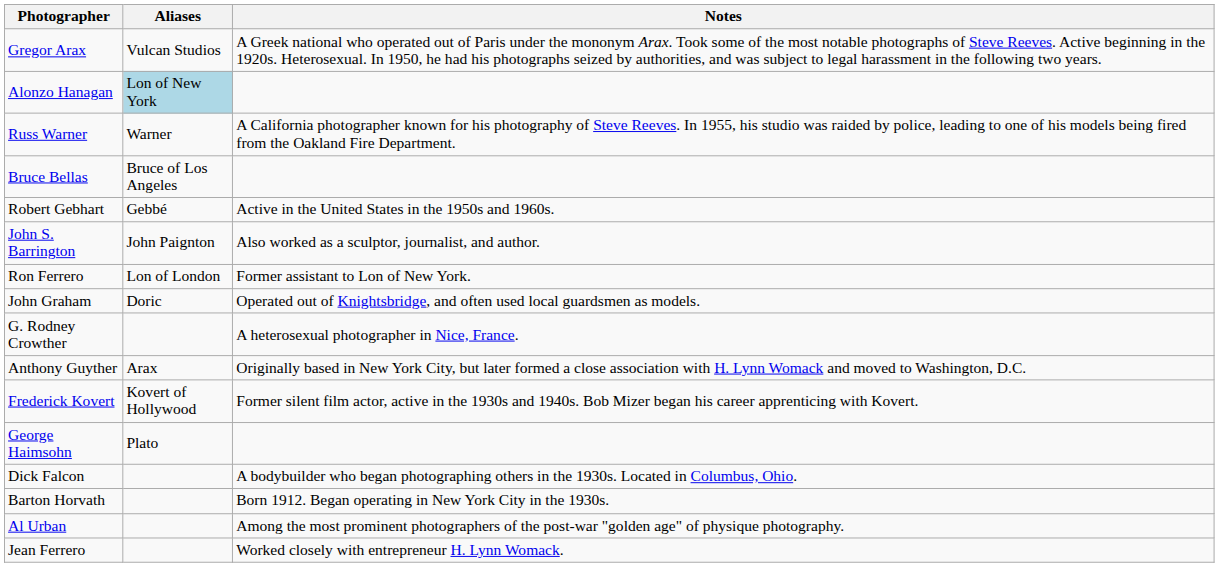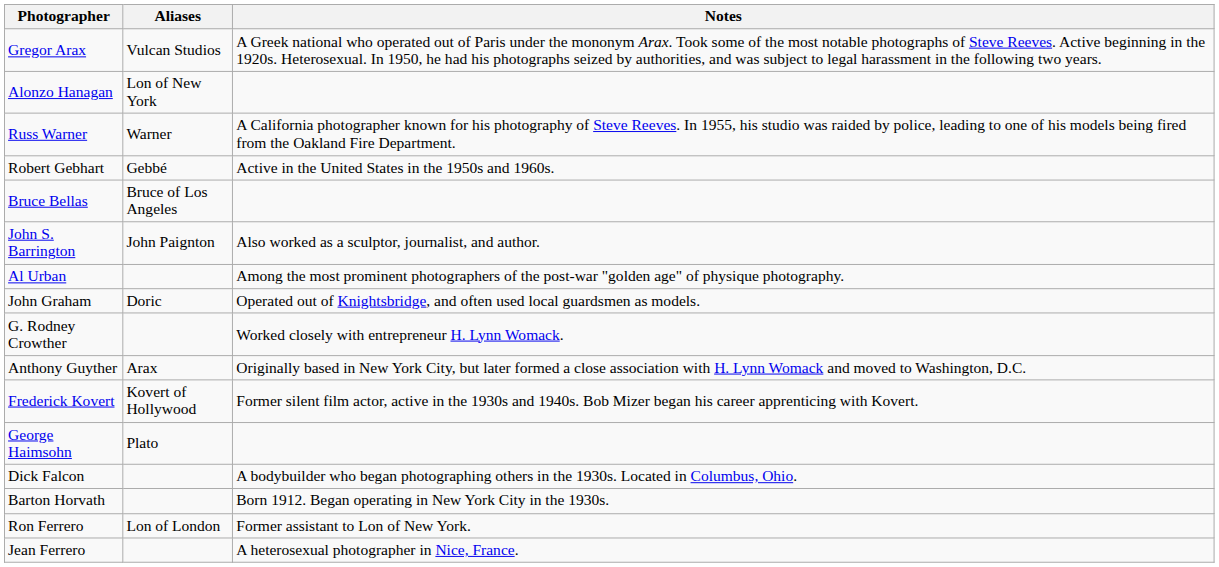(164, 92) lightblue background -> (164, 92) no background
rows swapped: (48, 176) <-> (56, 209)
rows swapped: (46, 276) <-> (37, 525)
(377, 334) A heterosexual photographer in Nice, France. -> (400, 334) Worked closely with entrepreneur H. Lynn Womack.
(400, 550) Worked closely with entrepreneur H. Lynn Womack. -> (377, 550) A heterosexual photographer in Nice, France.
